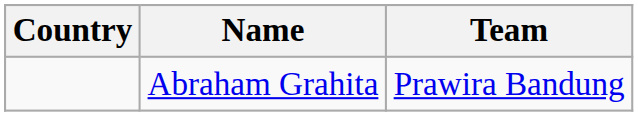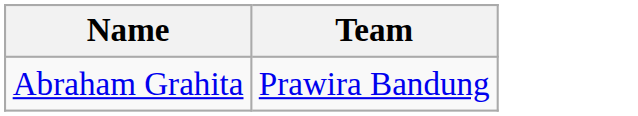- column: (72, 30)
